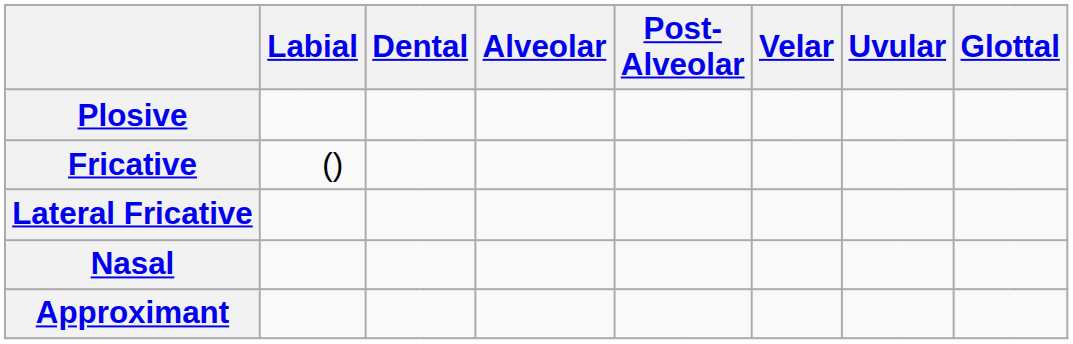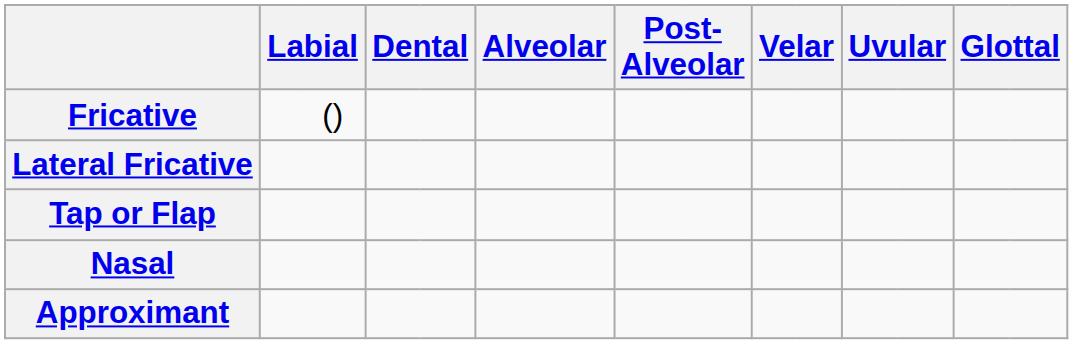- row: (132, 114)
+ row: (132, 213)
